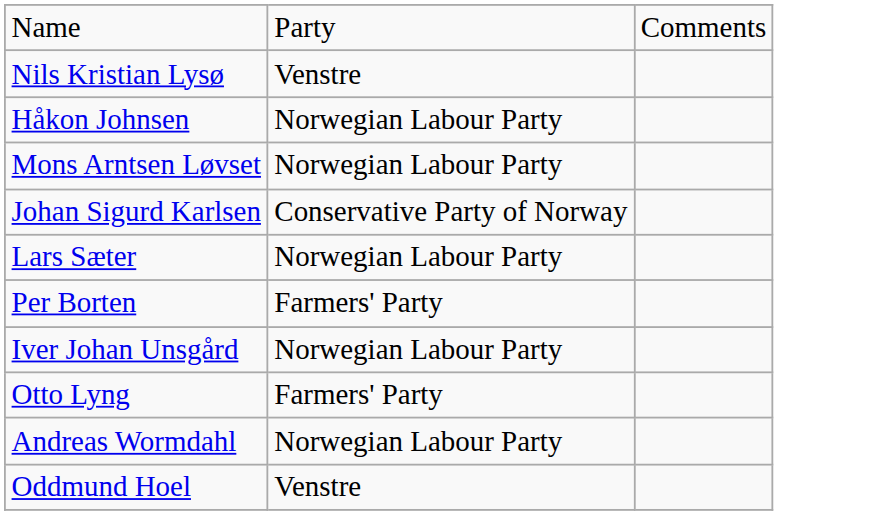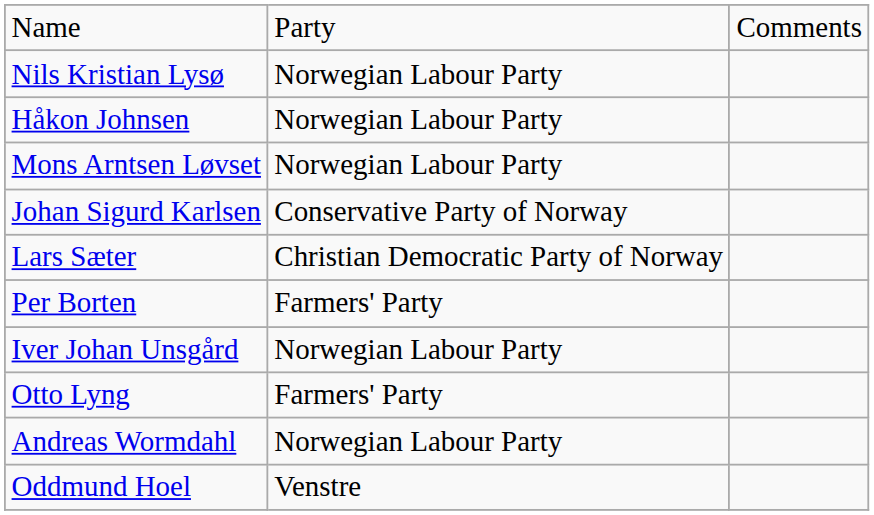(318, 73) Venstre -> (418, 73) Norwegian Labour Party
(418, 257) Norwegian Labour Party -> (499, 257) Christian Democratic Party of Norway
